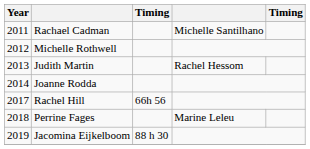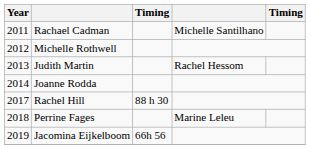(150, 100) 66h 56 -> (152, 100) 88 h 30
(152, 135) 88 h 30 -> (150, 135) 66h 56
